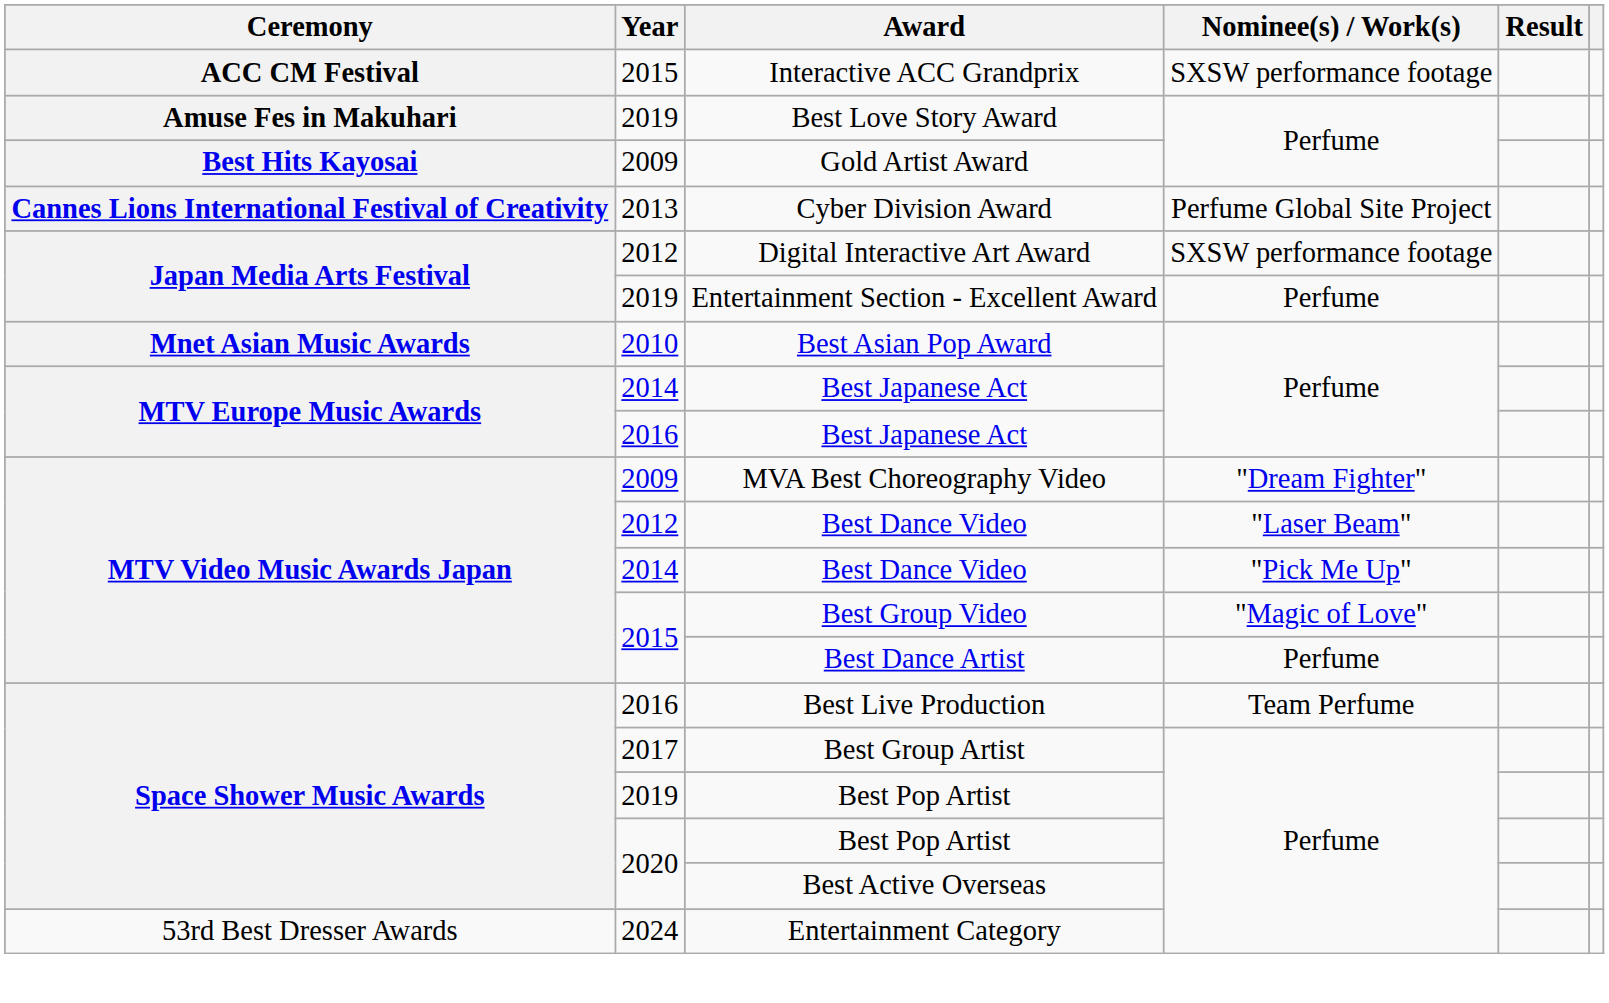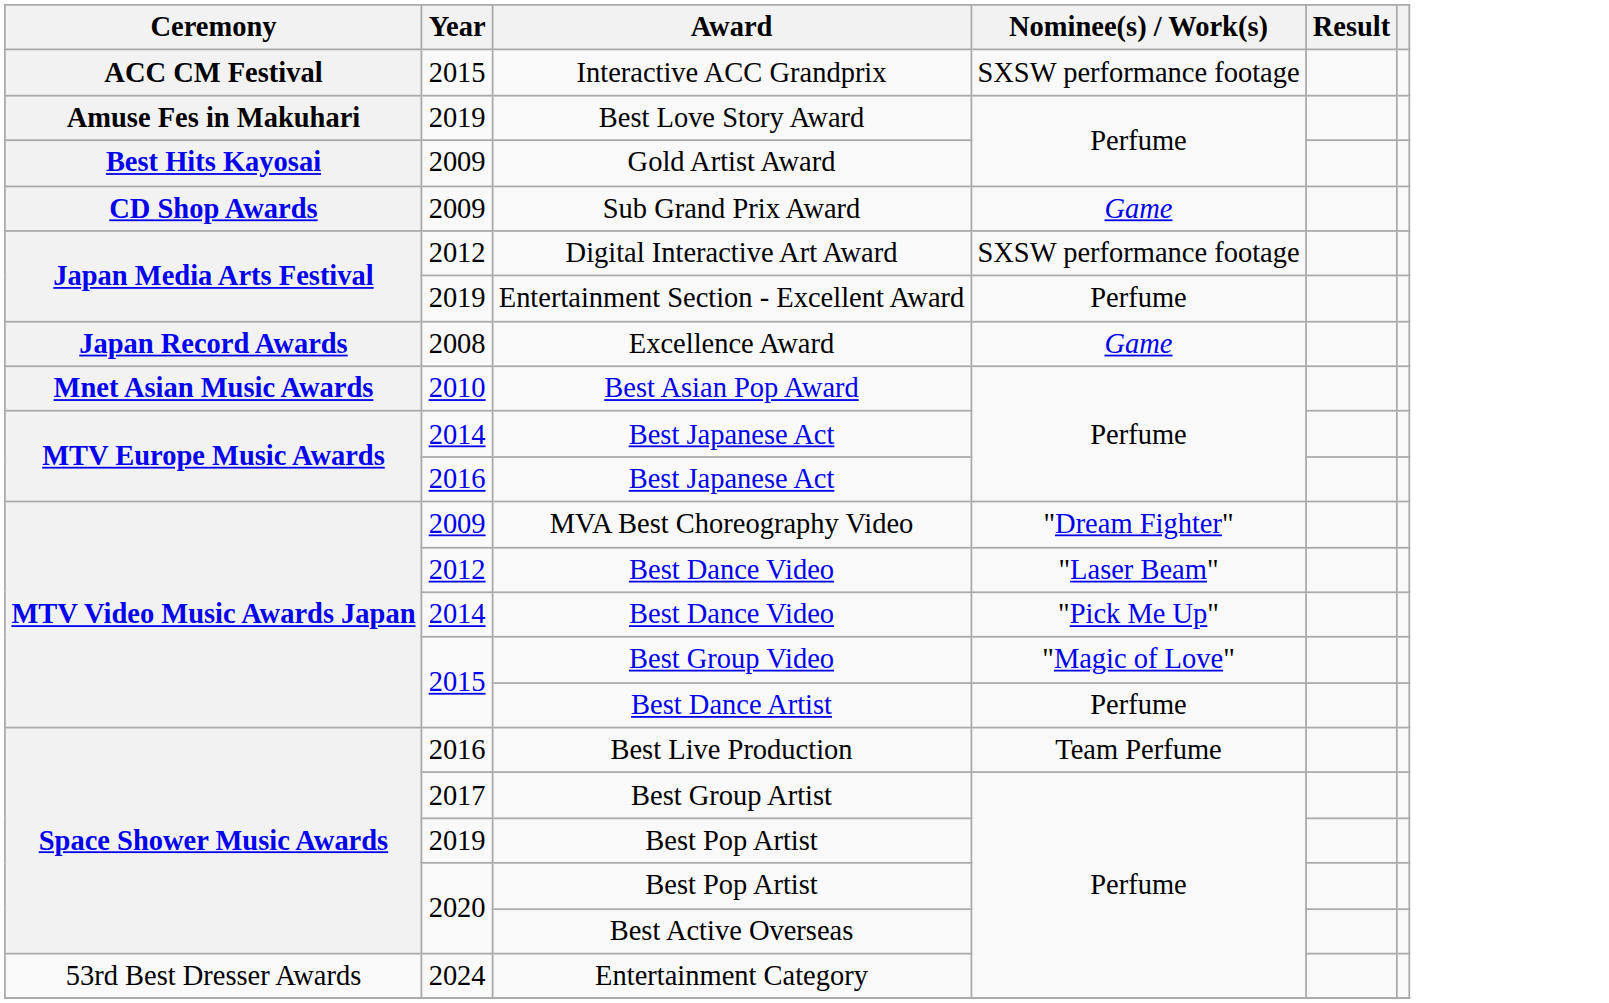- row: (650, 207)
+ row: (457, 207)
+ row: (457, 343)
